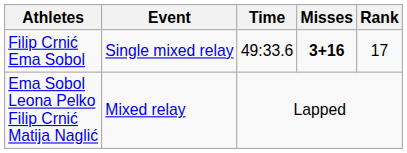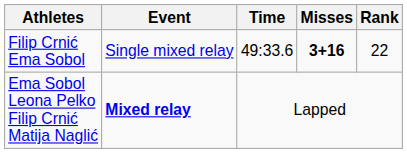(379, 51) 17 -> (379, 51) 22
(145, 111) normal -> (148, 111) bold
